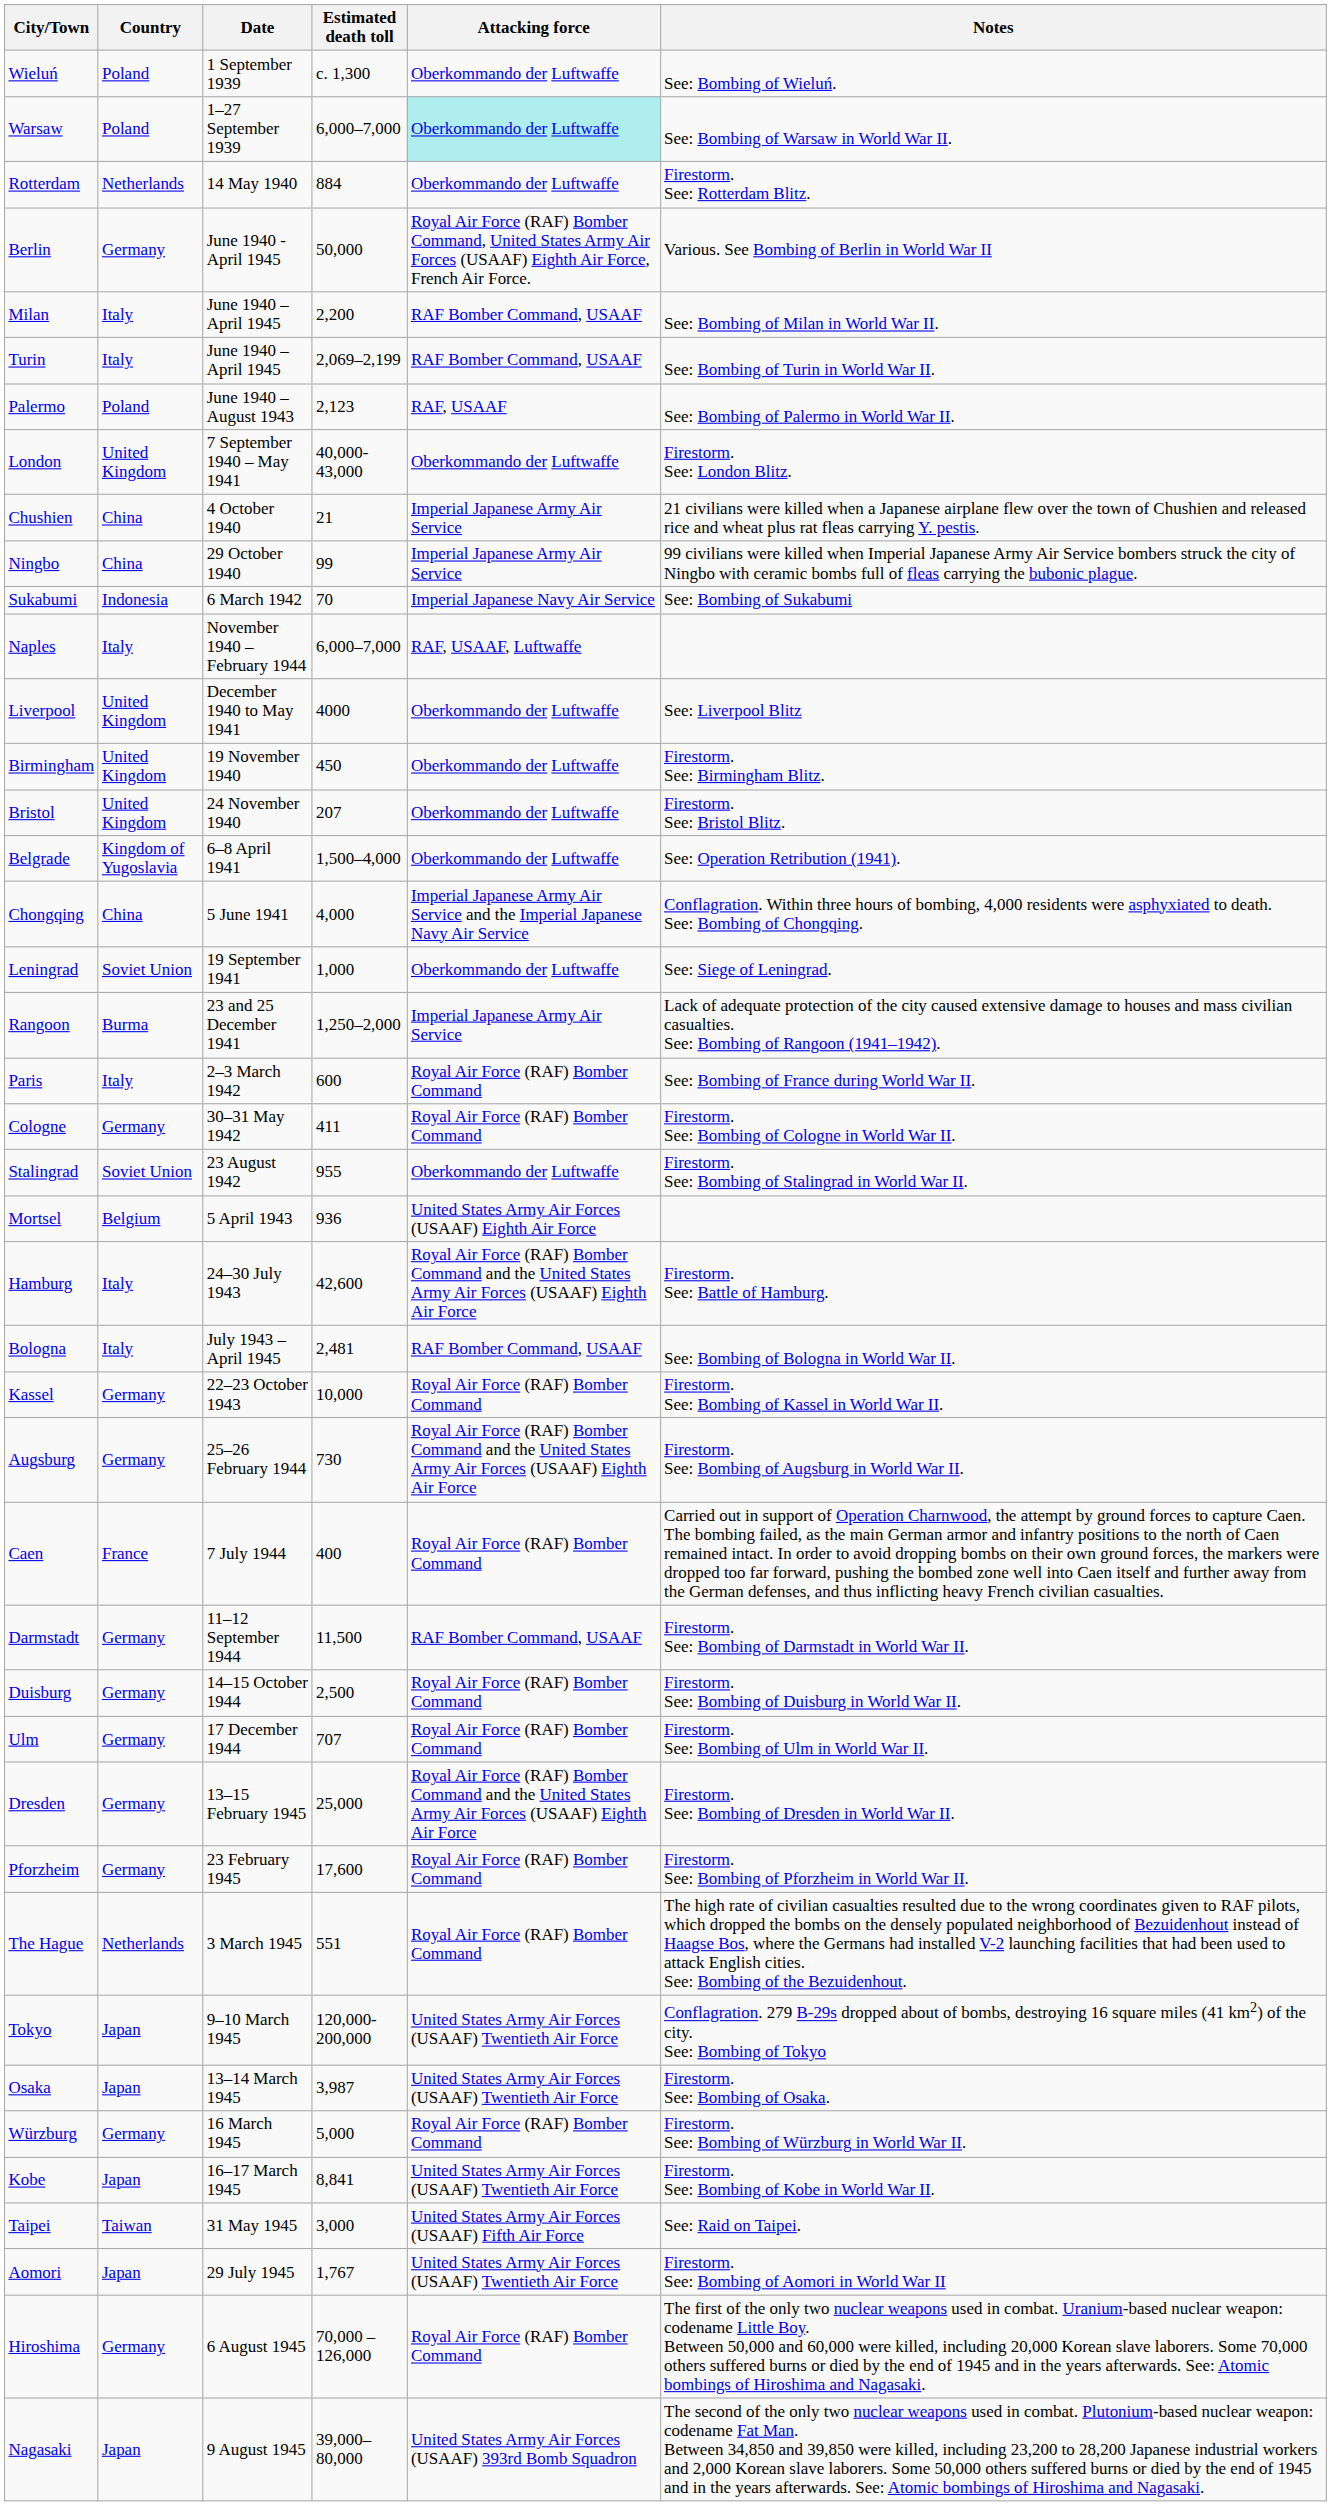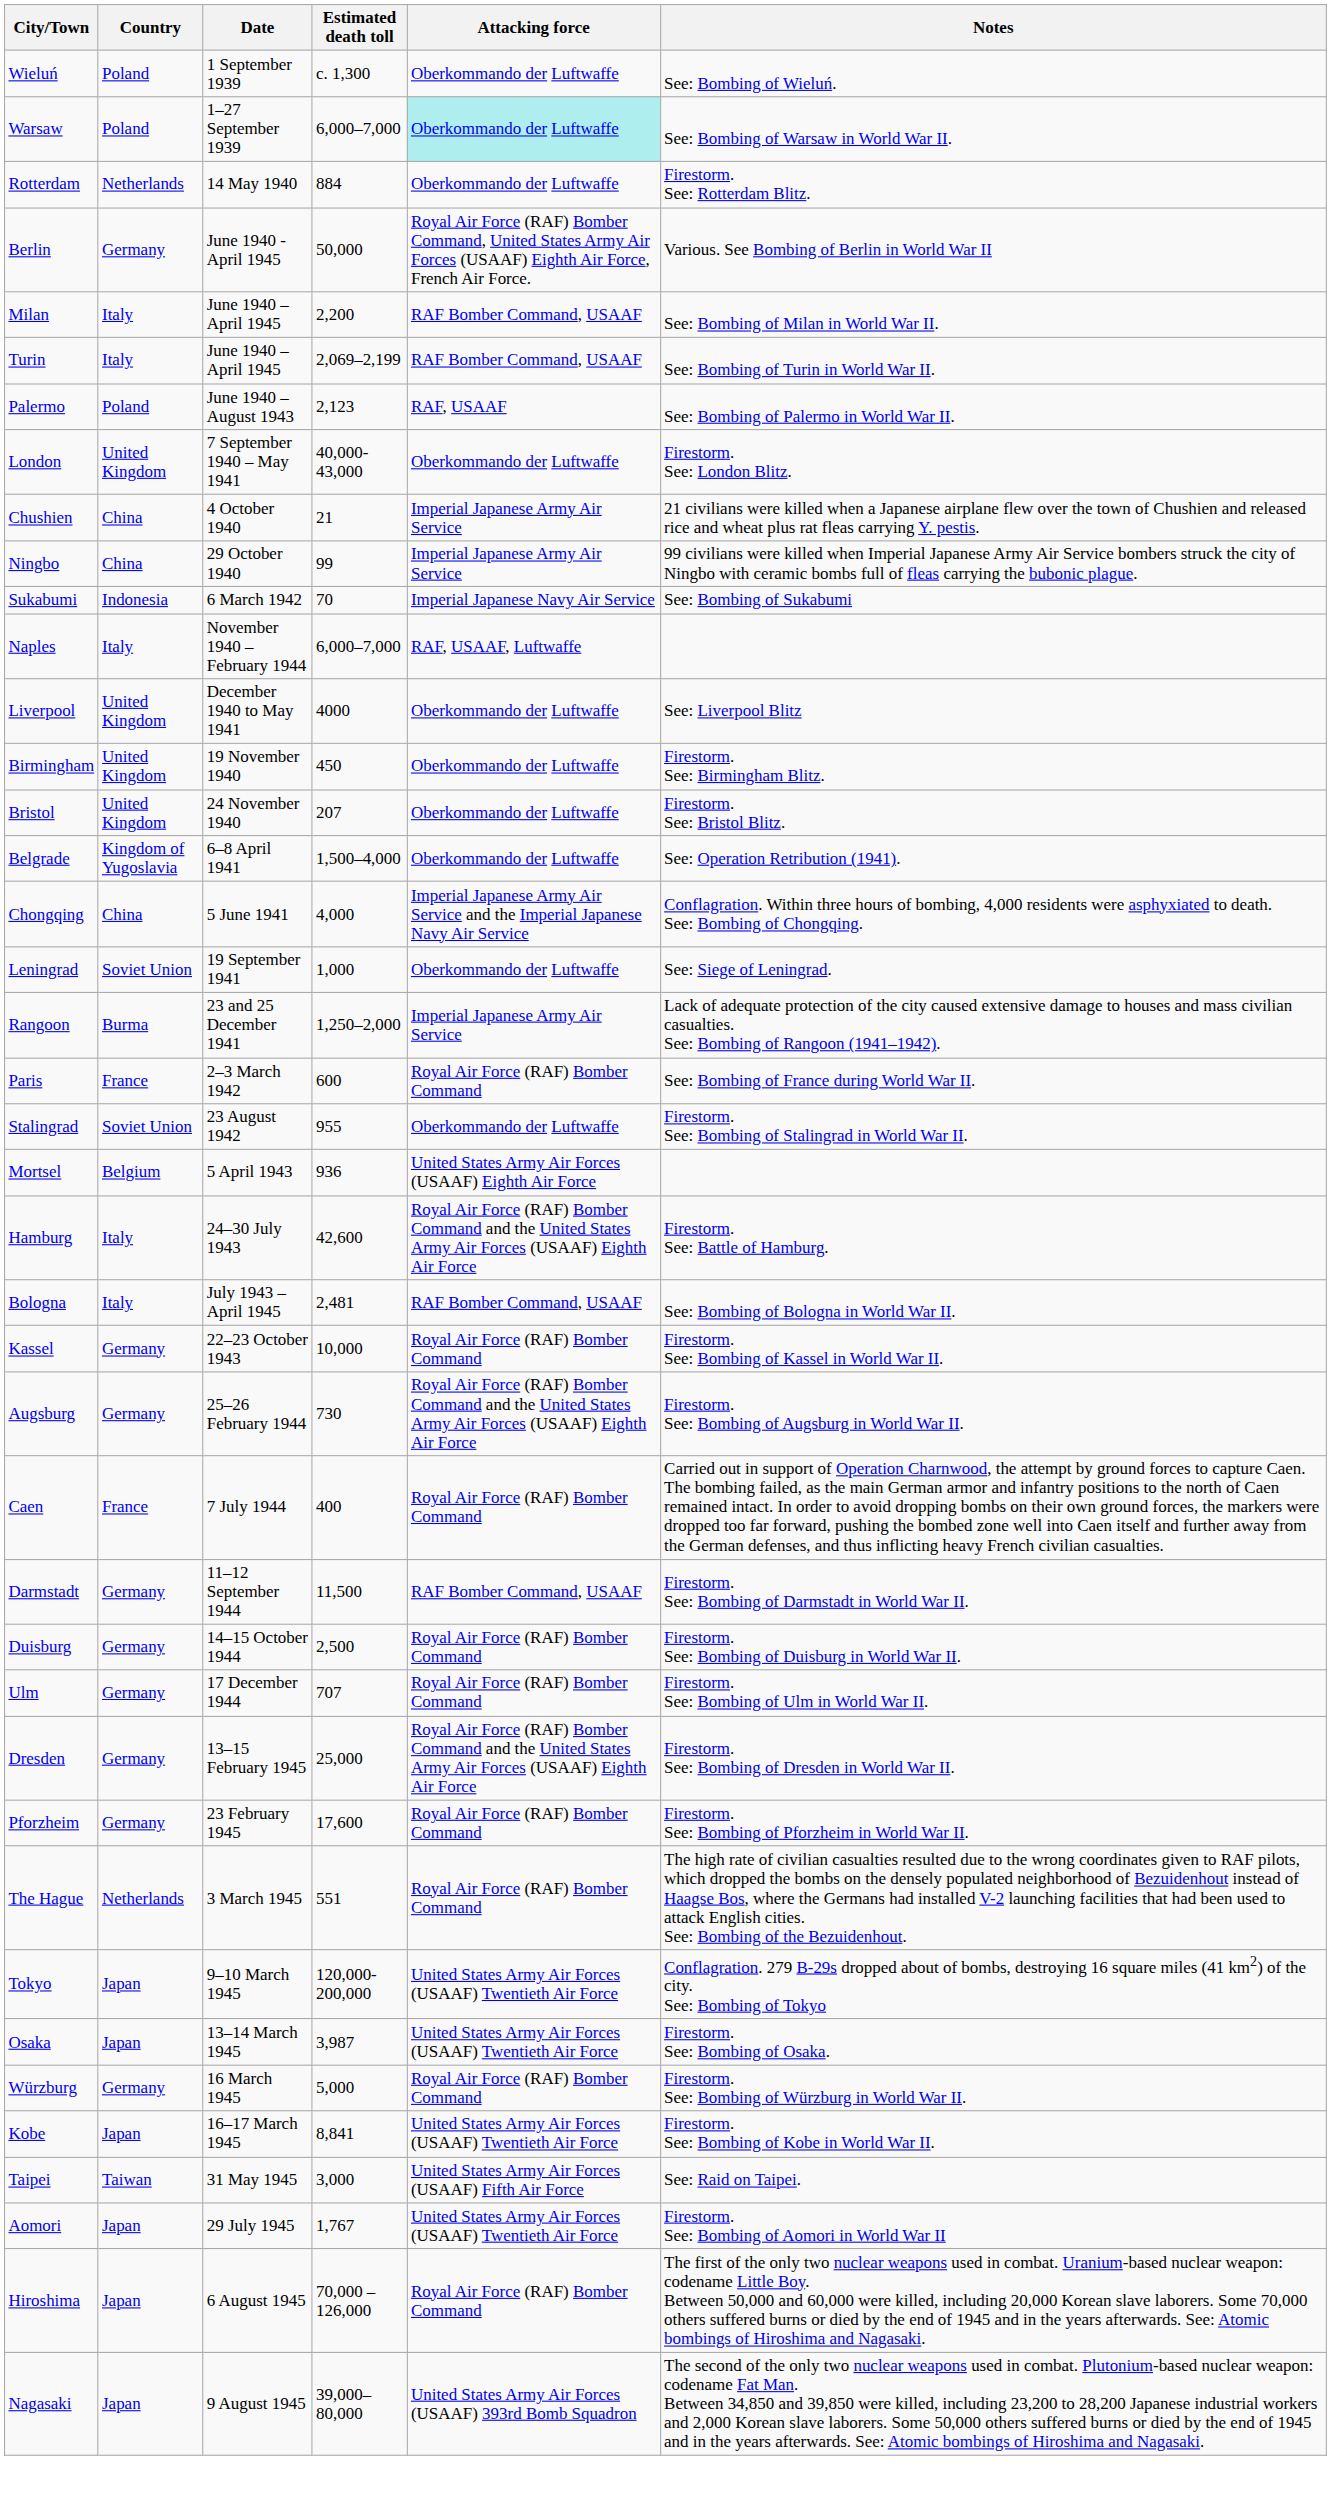(118, 1080) Italy -> (125, 1080) France
- row: (37, 1126)
(134, 2346) Germany -> (121, 2300) Japan
